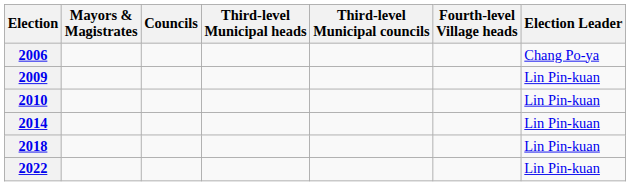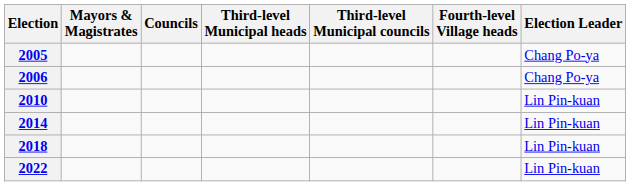+ row: (33, 54)
- row: (33, 77)
